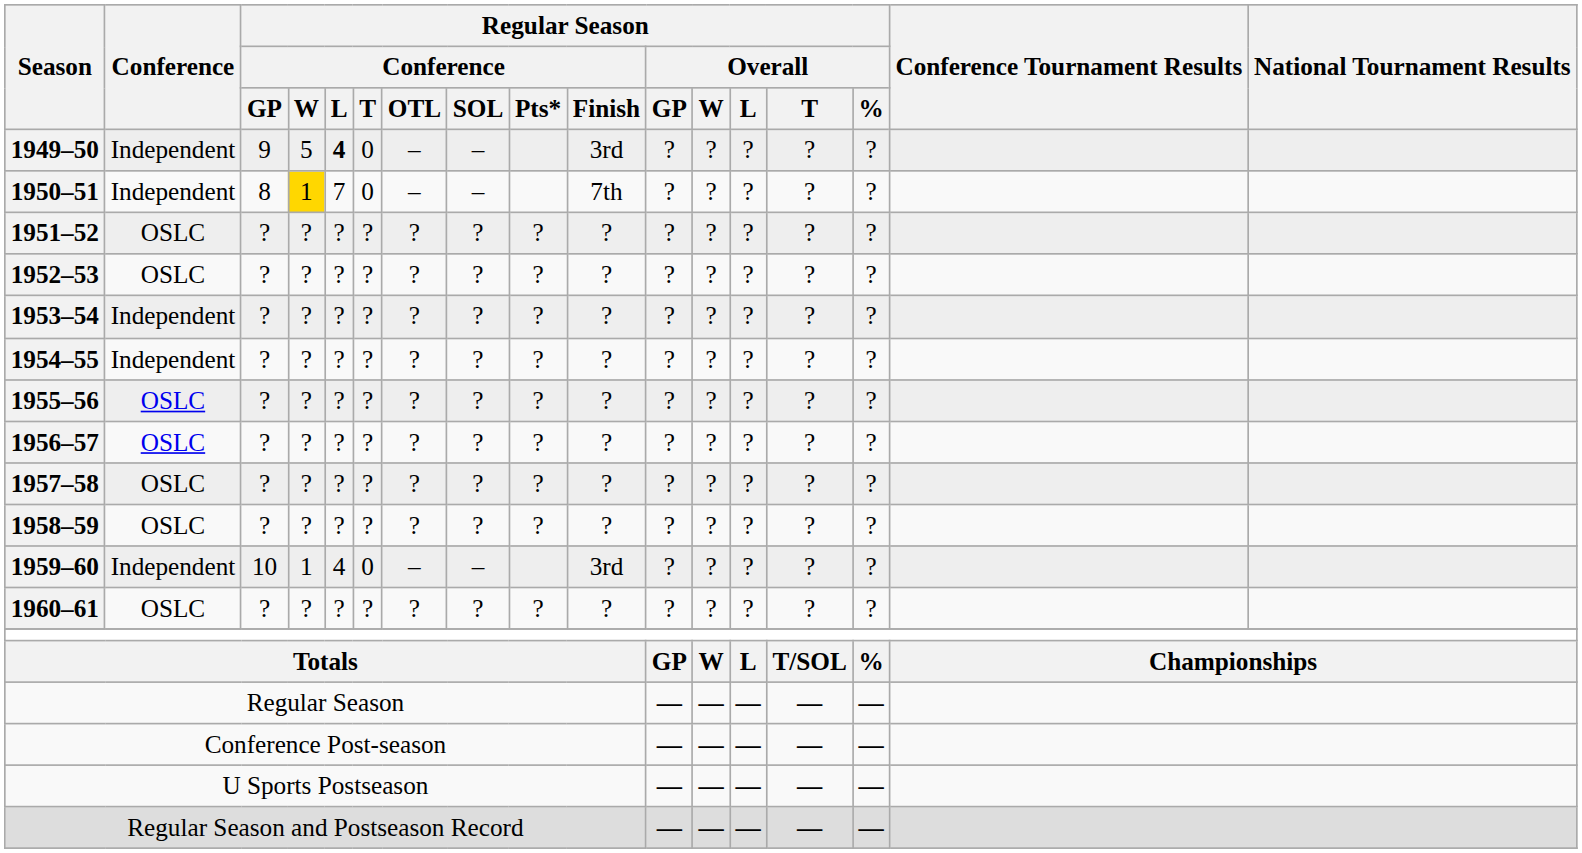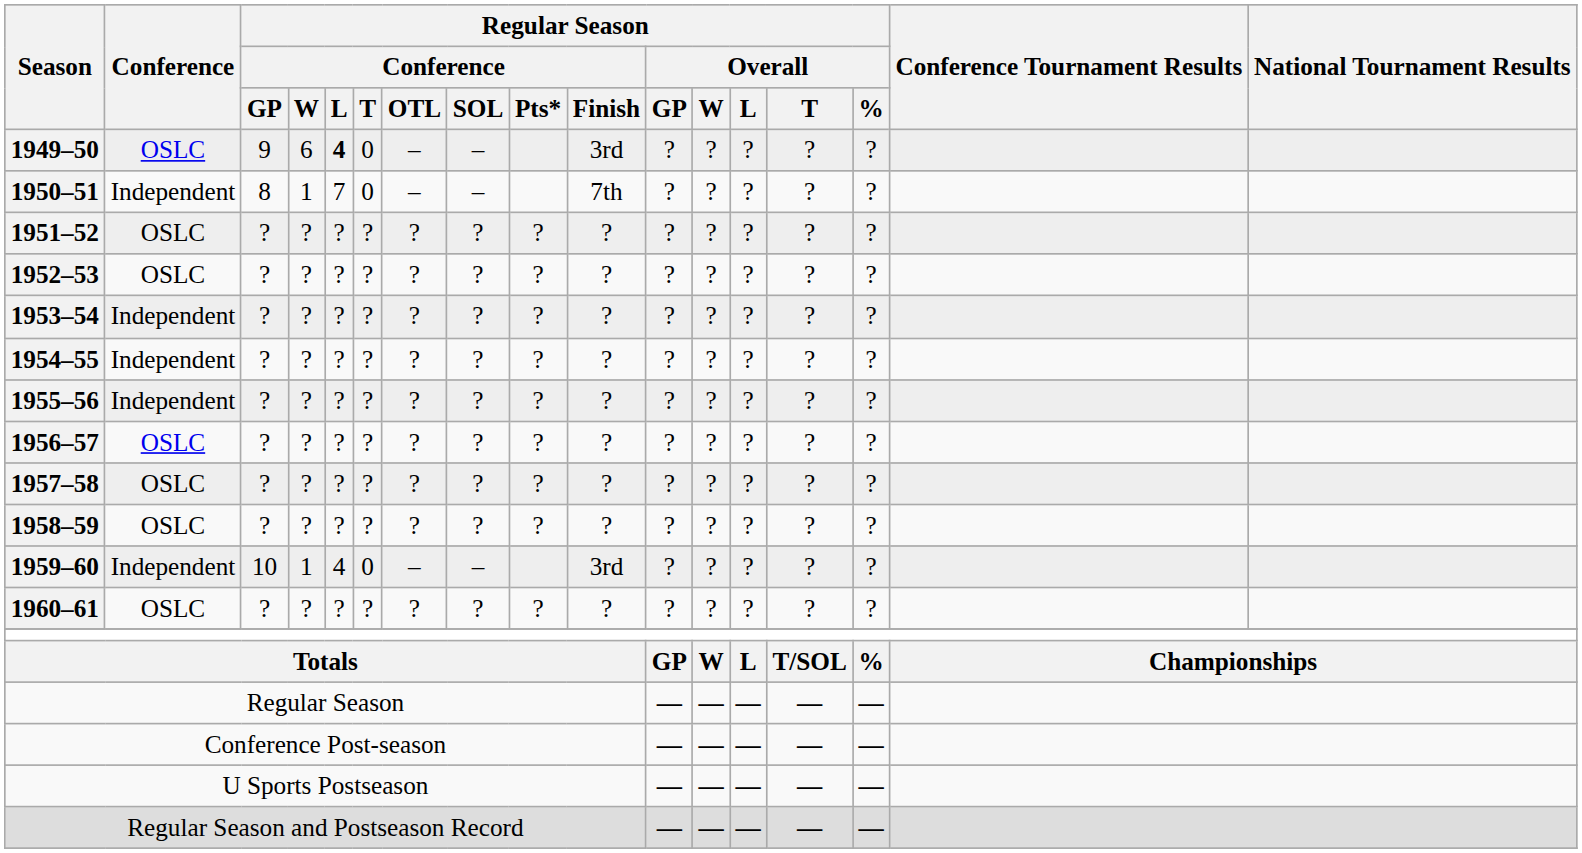(173, 150) Independent -> (173, 150) OSLC
(306, 150) 5 -> (306, 150) 6
(306, 191) gold background -> (306, 191) no background
(173, 399) OSLC -> (173, 399) Independent
